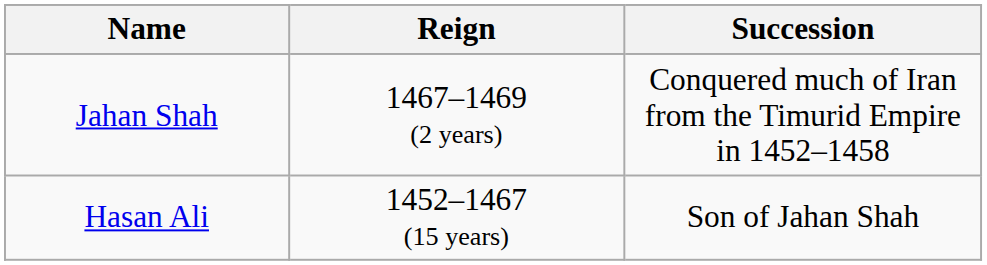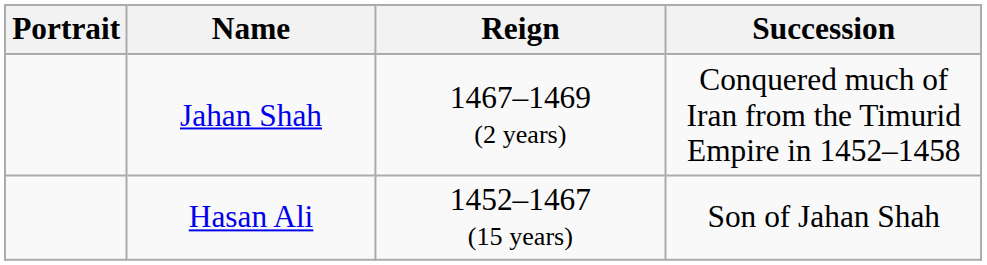+ column: (66, 29)
